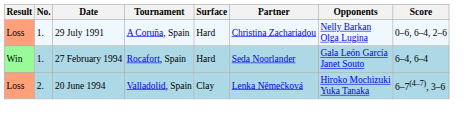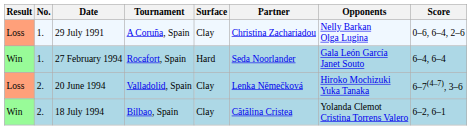(206, 32) Hard -> (205, 32) Clay
+ row: (79, 111)
